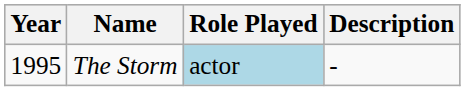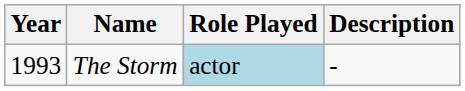(36, 64) 1995 -> (36, 64) 1993
